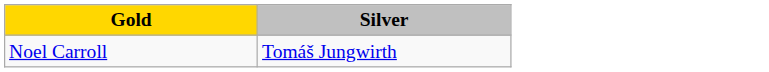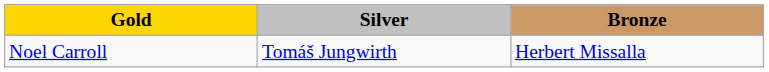+ column: (637, 19)
